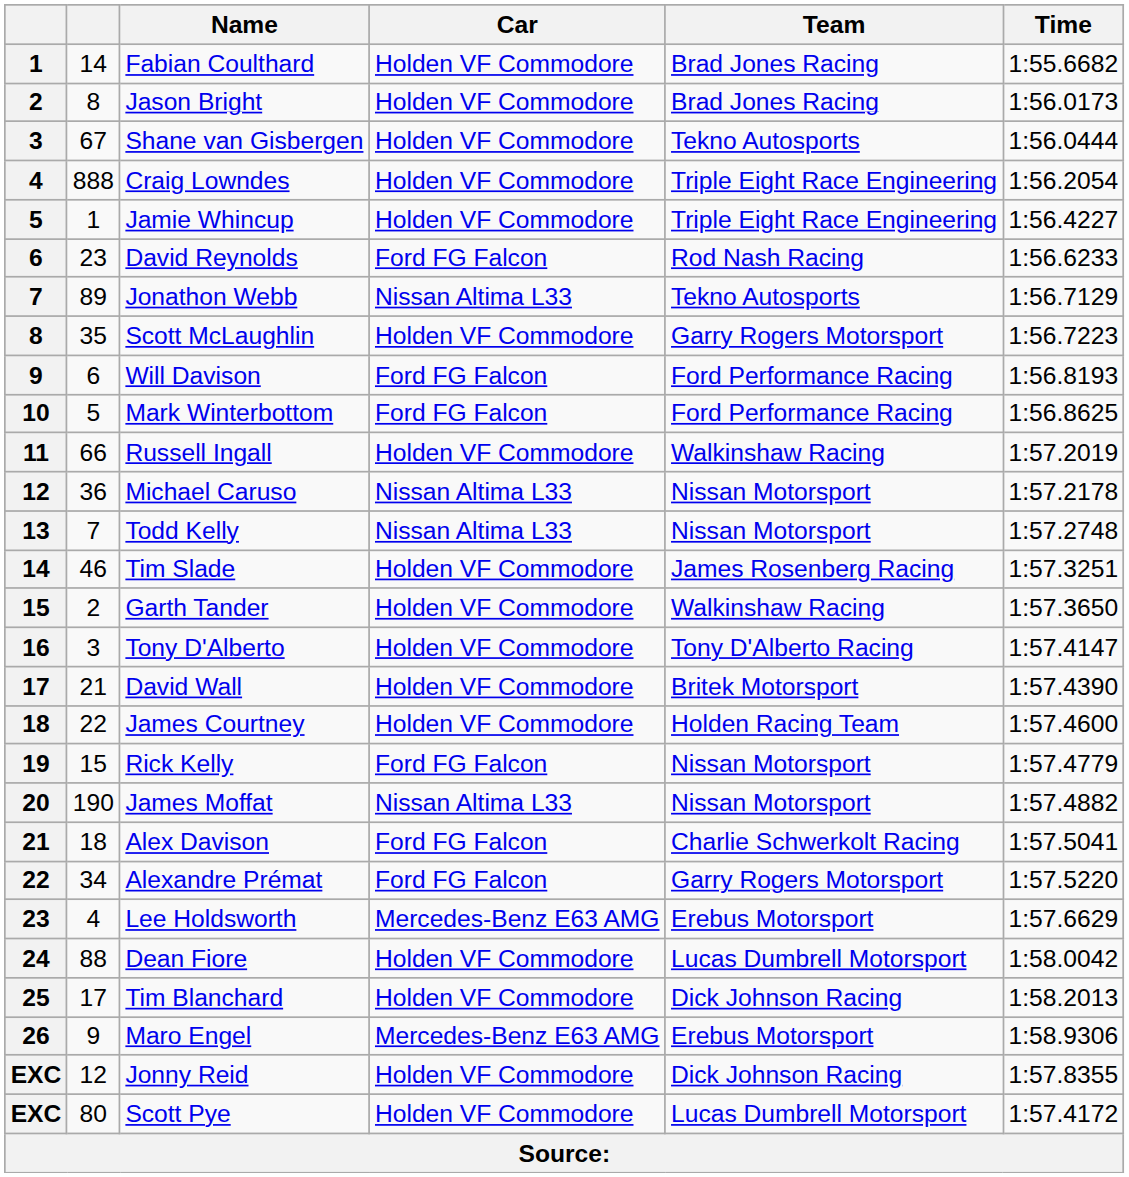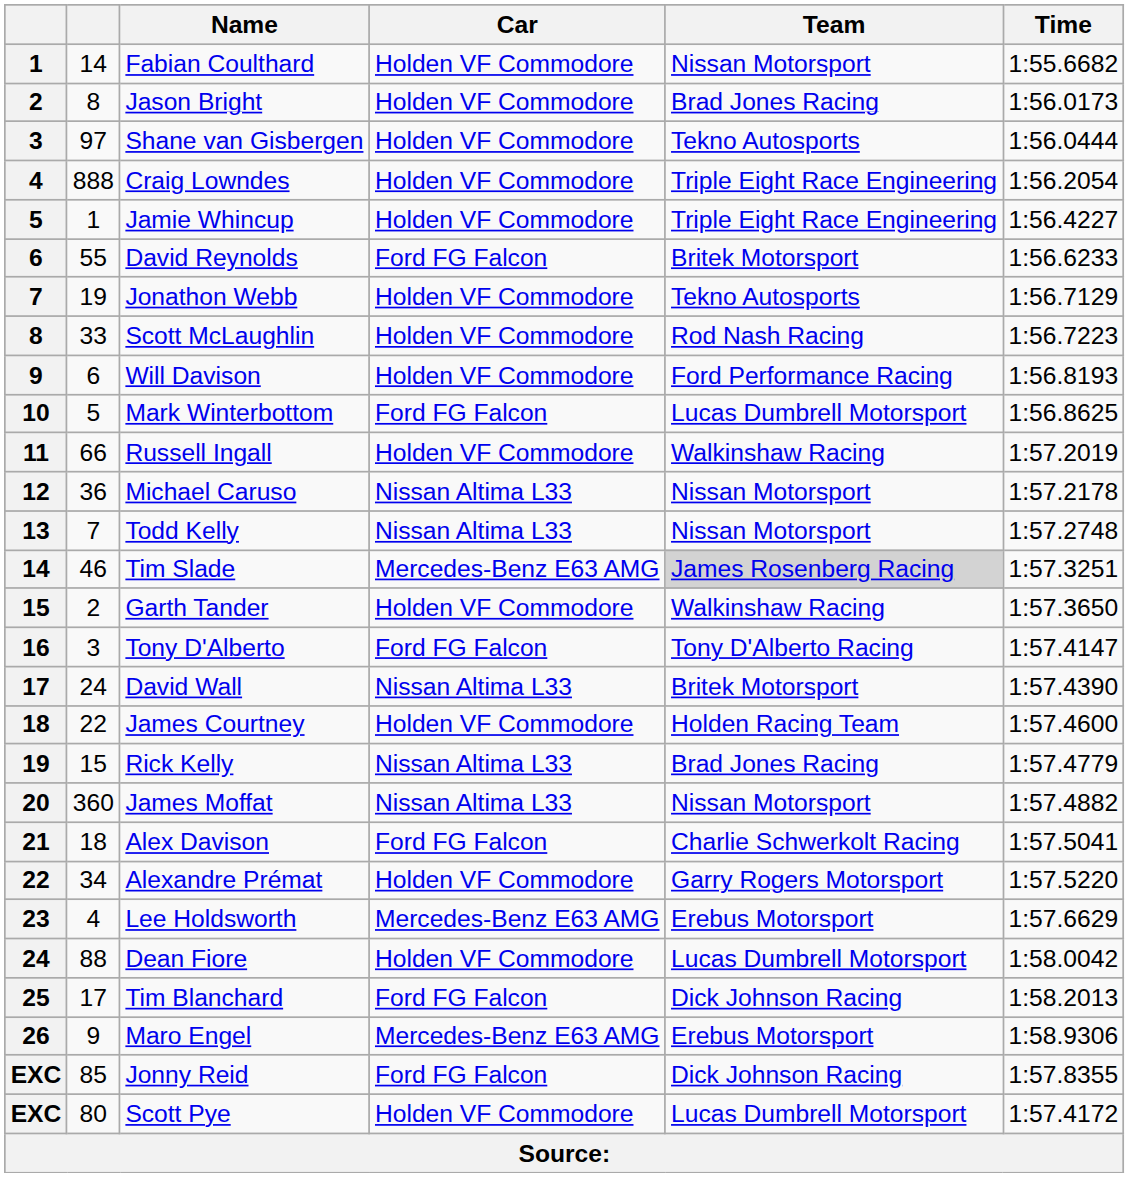(775, 64) Brad Jones Racing -> (771, 64) Nissan Motorsport
(93, 141) 67 -> (93, 141) 97
(93, 258) 23 -> (93, 258) 55
(767, 258) Rod Nash Racing -> (765, 258) Britek Motorsport
(93, 297) 89 -> (93, 297) 19
(473, 297) Nissan Altima L33 -> (504, 297) Holden VF Commodore
(93, 336) 35 -> (93, 336) 33
(807, 336) Garry Rogers Motorsport -> (767, 336) Rod Nash Racing
(461, 375) Ford FG Falcon -> (504, 375) Holden VF Commodore
(812, 414) Ford Performance Racing -> (819, 414) Lucas Dumbrell Motorsport
(504, 569) Holden VF Commodore -> (517, 569) Mercedes-Benz E63 AMG
(813, 569) no background -> (813, 569) lightgrey background
(504, 647) Holden VF Commodore -> (461, 647) Ford FG Falcon
(93, 686) 21 -> (93, 686) 24
(504, 686) Holden VF Commodore -> (473, 686) Nissan Altima L33
(461, 764) Ford FG Falcon -> (473, 764) Nissan Altima L33
(771, 764) Nissan Motorsport -> (775, 764) Brad Jones Racing
(93, 803) 190 -> (93, 803) 360
(461, 881) Ford FG Falcon -> (504, 881) Holden VF Commodore
(504, 997) Holden VF Commodore -> (461, 997) Ford FG Falcon
(93, 1075) 12 -> (93, 1075) 85
(504, 1075) Holden VF Commodore -> (461, 1075) Ford FG Falcon
